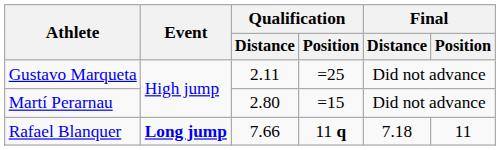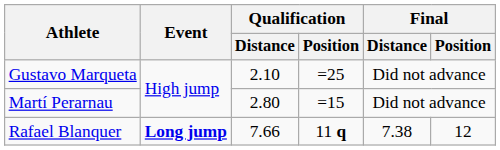(265, 74) 2.11 -> (265, 74) 2.10
(397, 131) 7.18 -> (397, 131) 7.38
(463, 131) 11 -> (463, 131) 12
